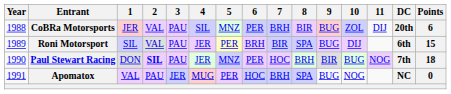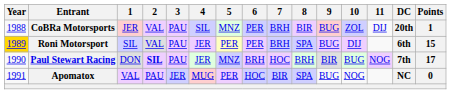(430, 27) 6 -> (430, 27) 1
(16, 43) no background -> (16, 43) gold background
(255, 43) BRH -> (255, 43) PER
(280, 43) BIR -> (280, 43) BRH
(255, 59) PER -> (255, 59) BRH
(430, 59) 18 -> (430, 59) 17
(280, 75) BRH -> (280, 75) BIR
